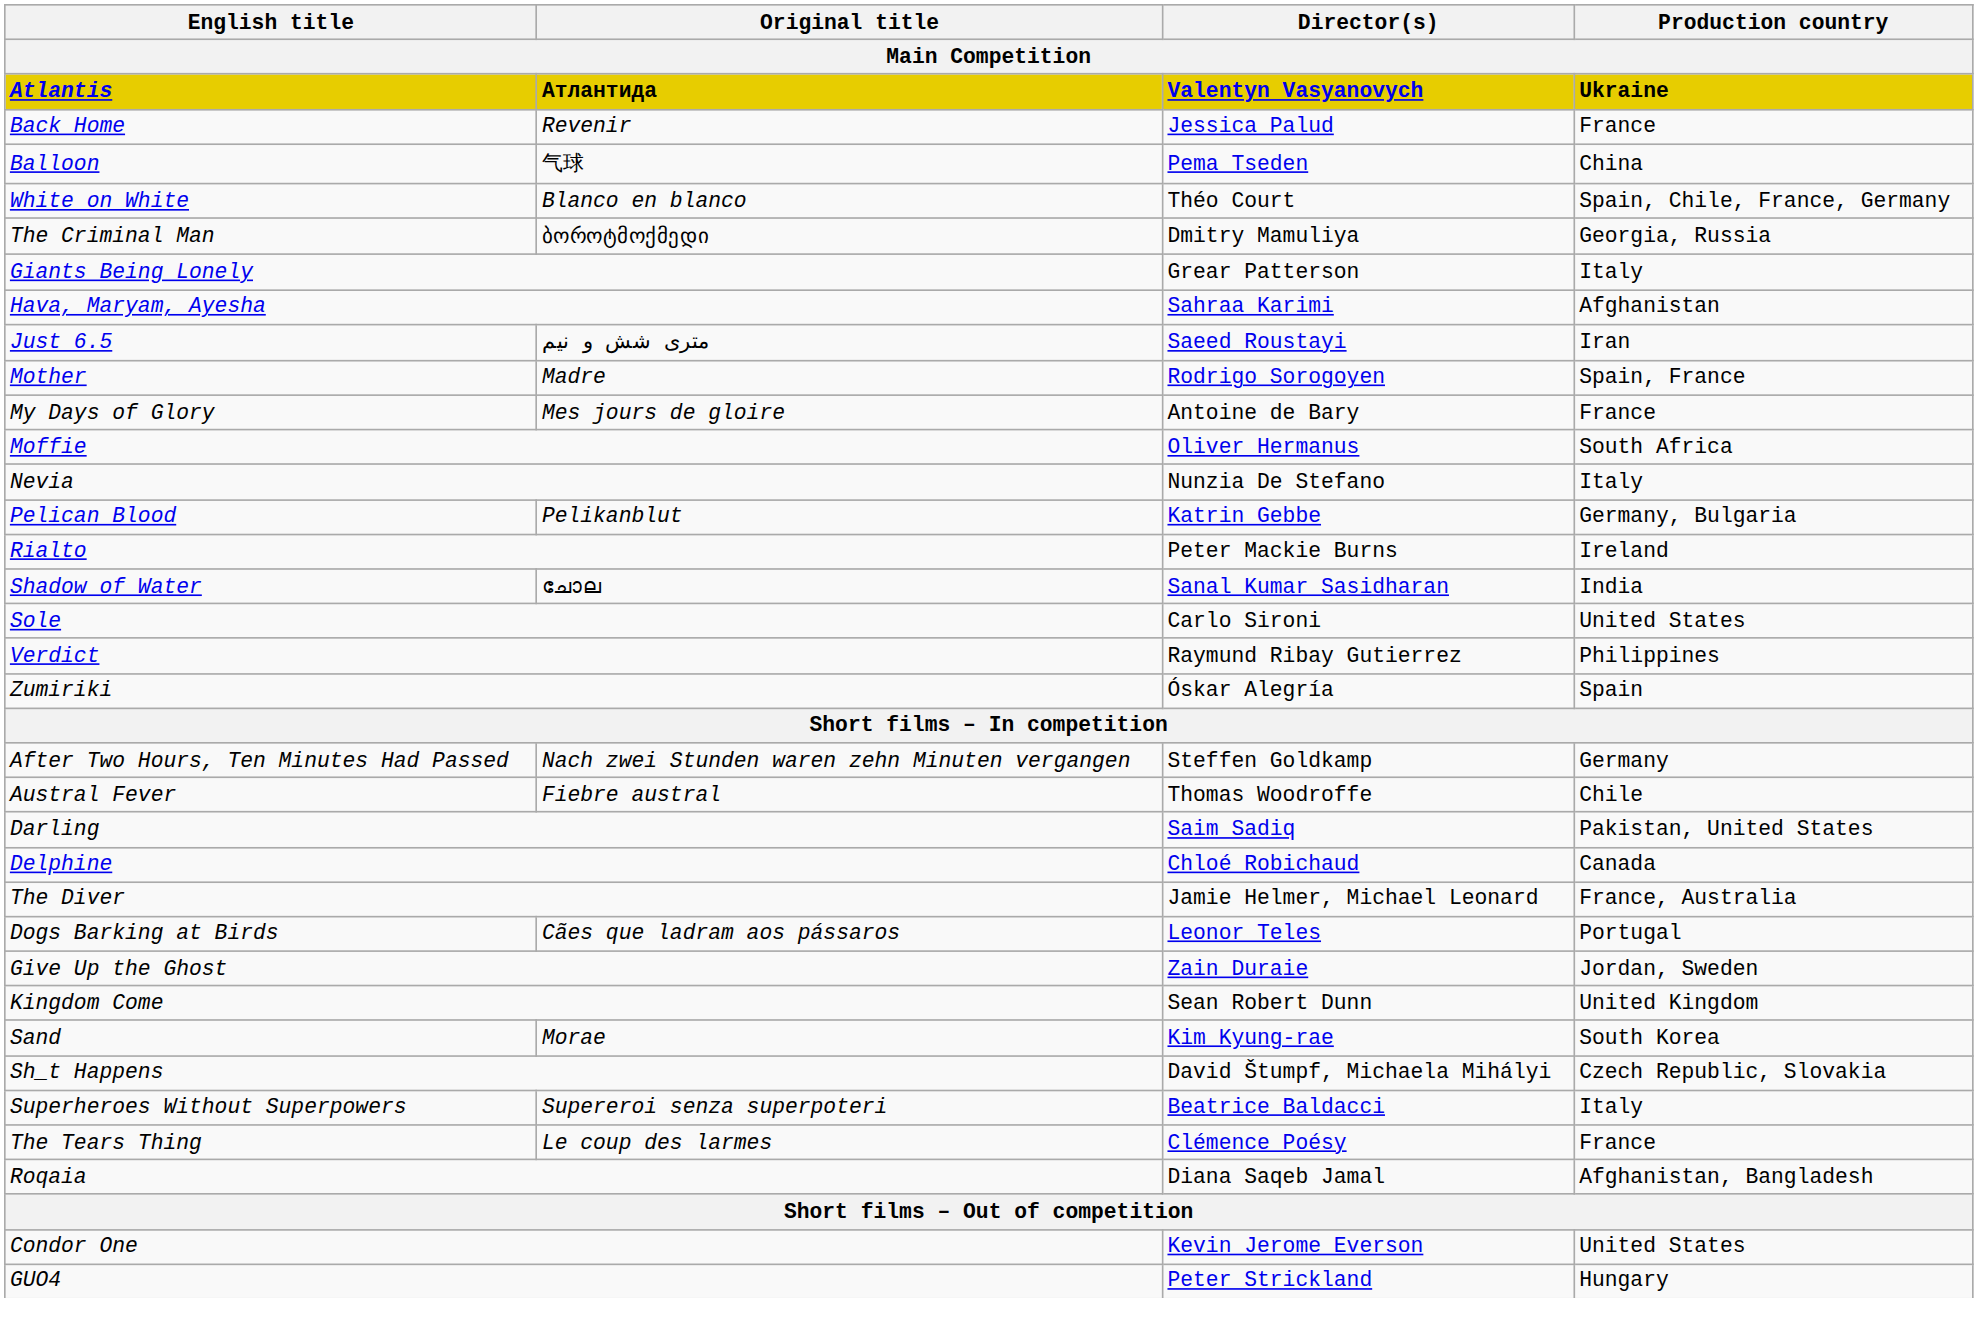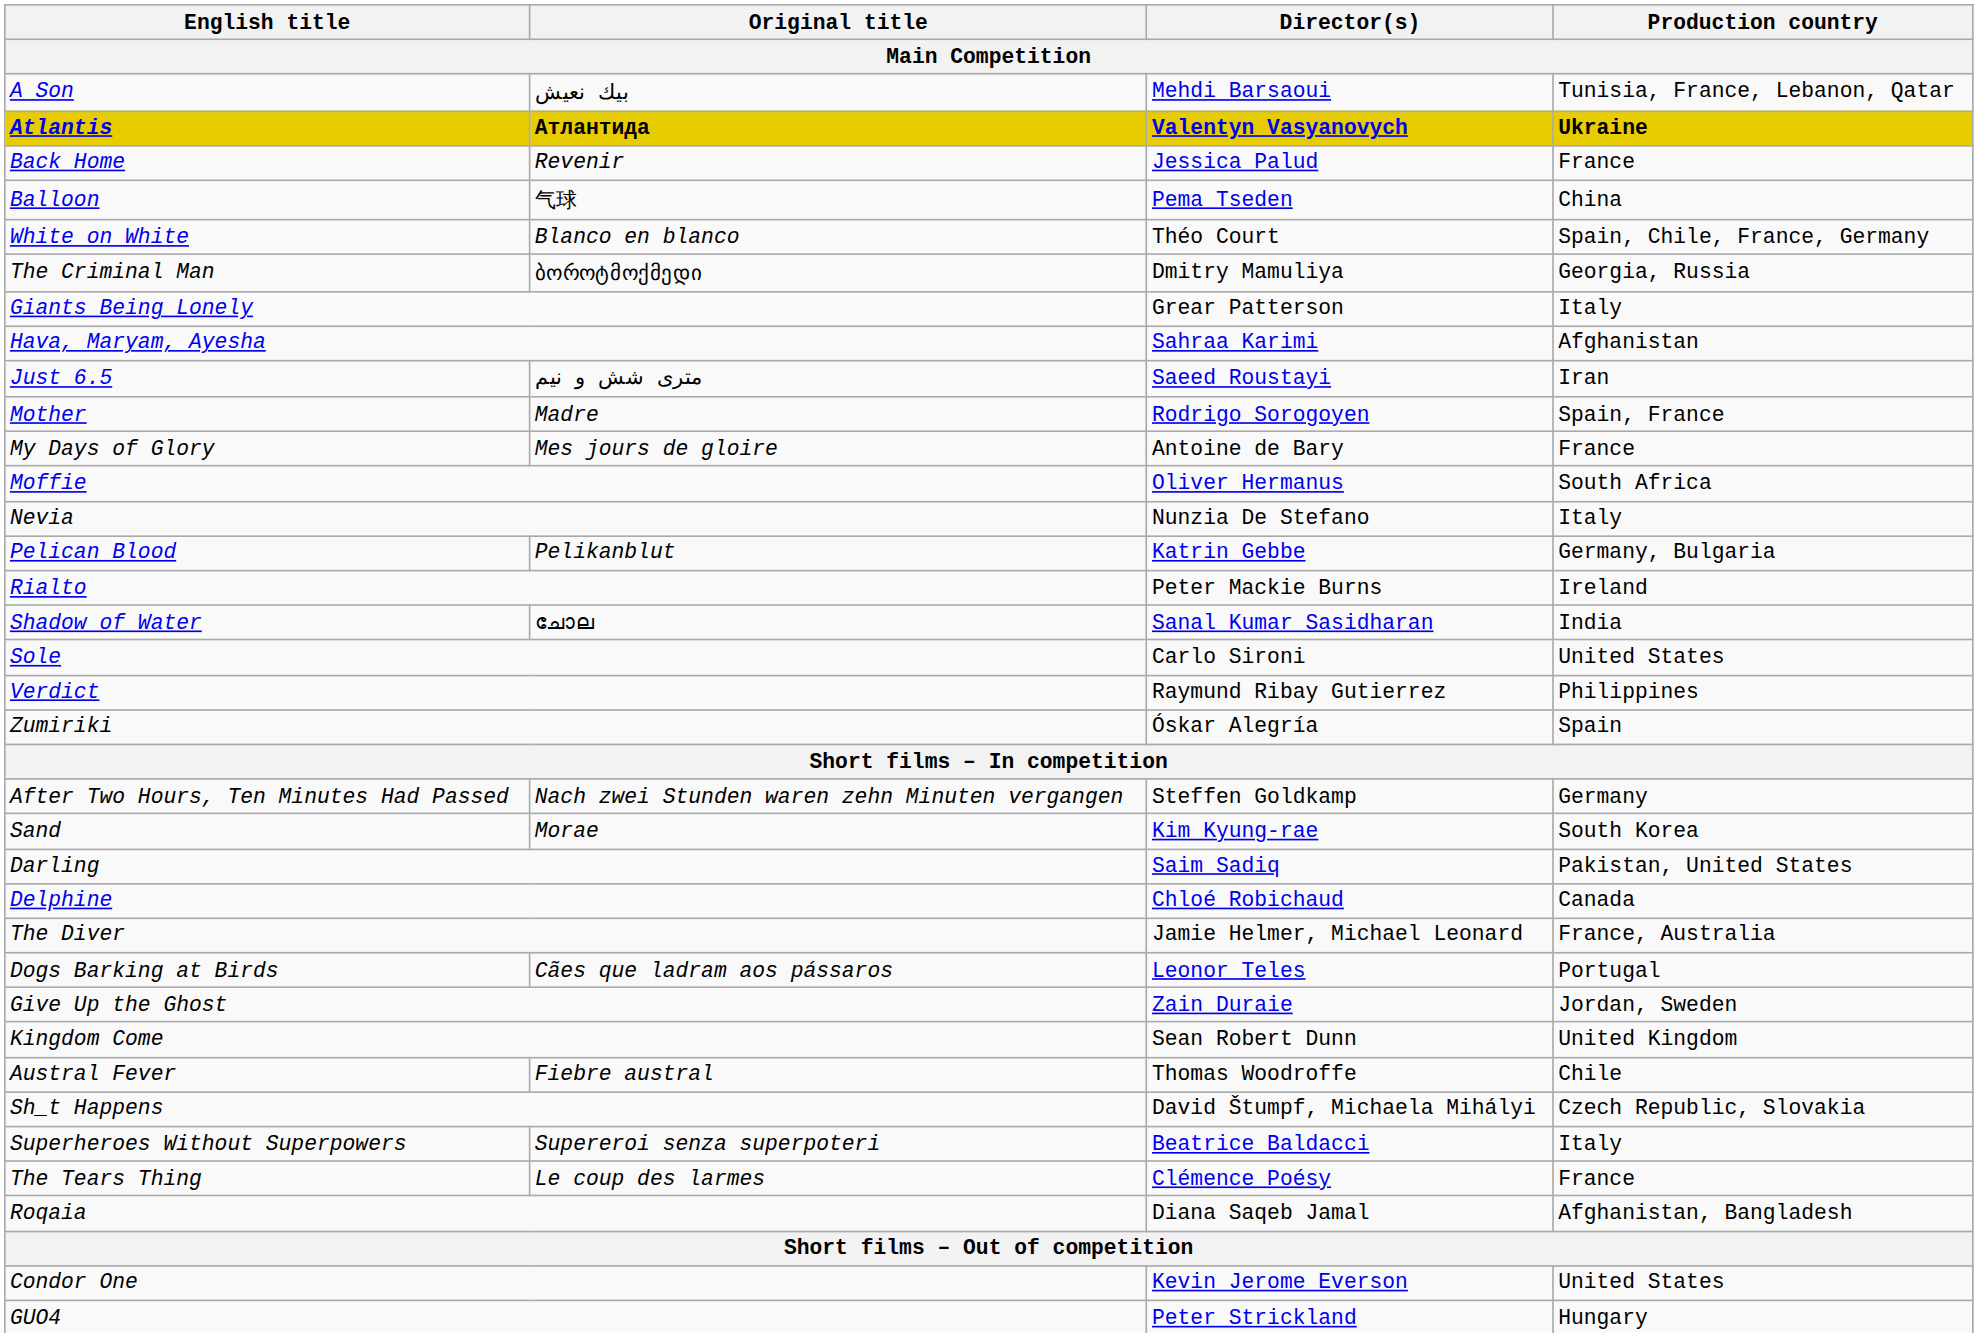+ row: (42, 93)
rows swapped: (93, 795) <-> (35, 1038)
